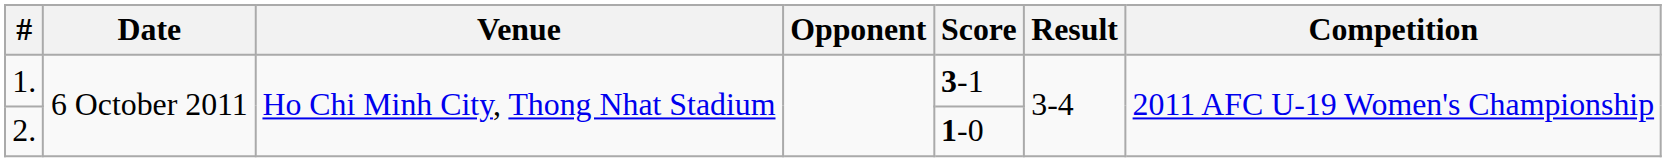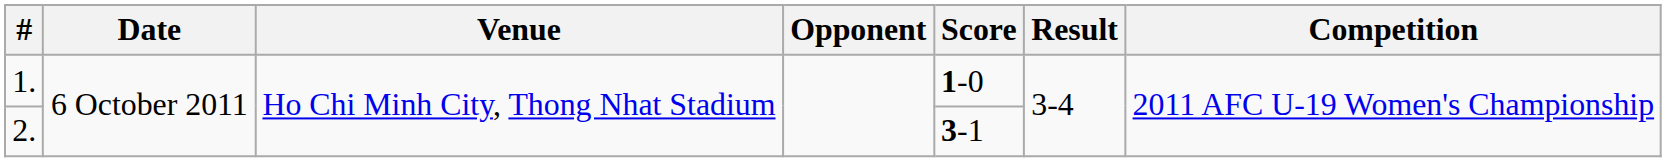(962, 80) 3-1 -> (962, 80) 1-0
(962, 130) 1-0 -> (962, 130) 3-1
